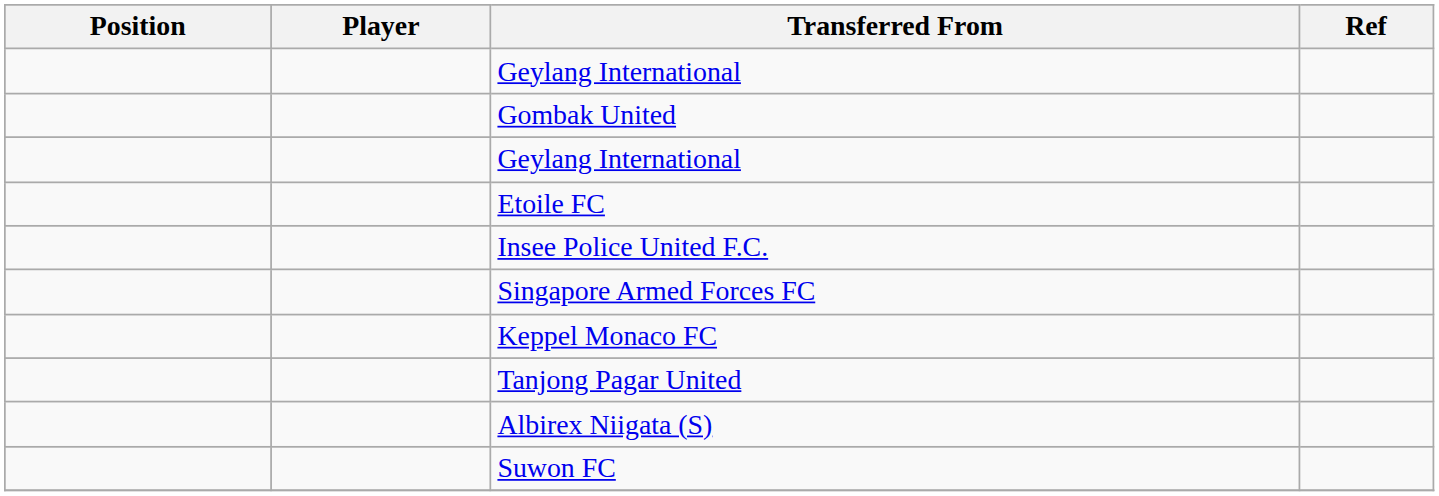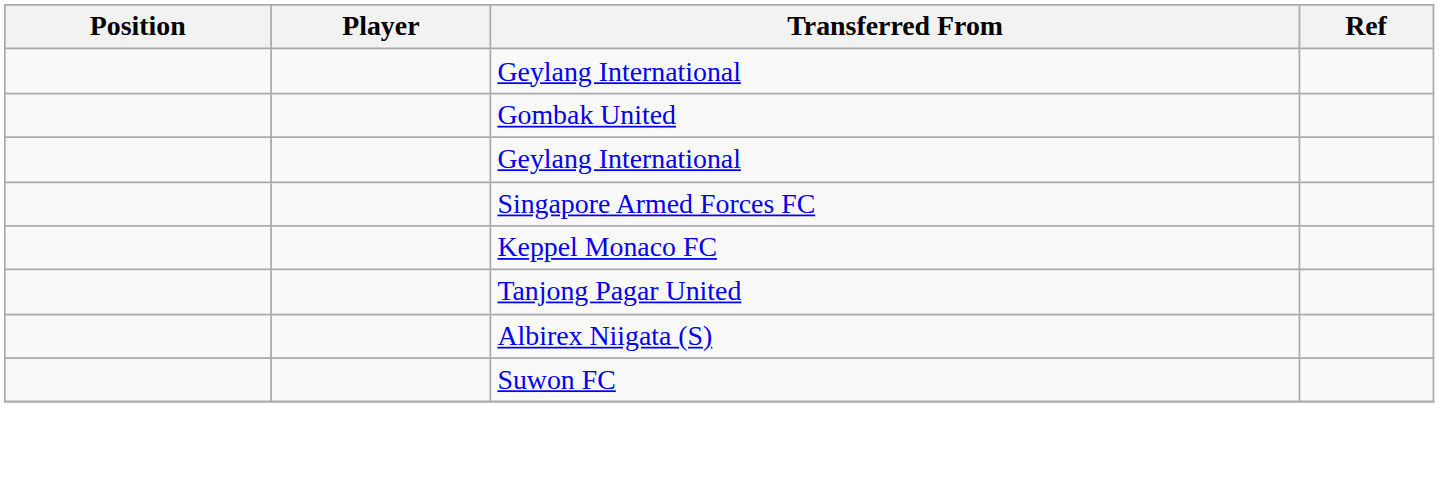- row: (138, 204)
- row: (138, 248)
